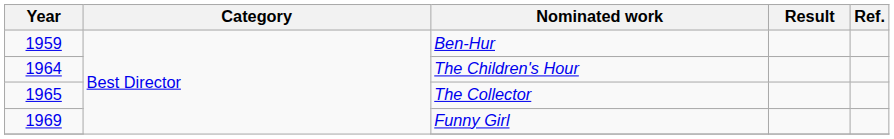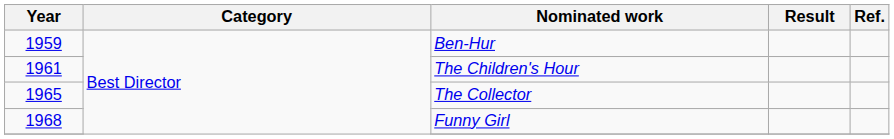(44, 69) 1964 -> (44, 69) 1961
(44, 120) 1969 -> (44, 120) 1968
